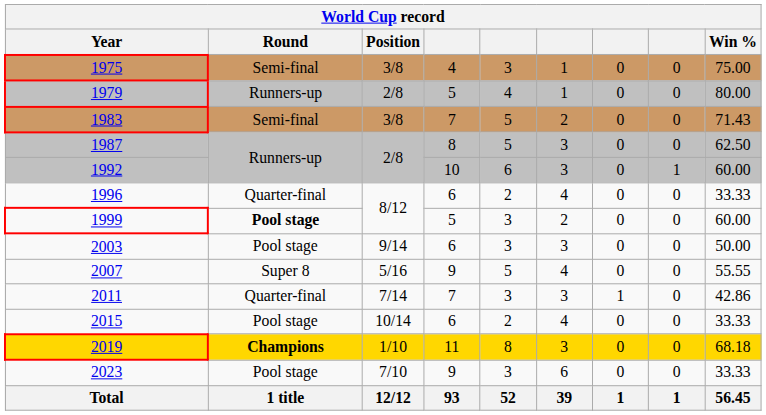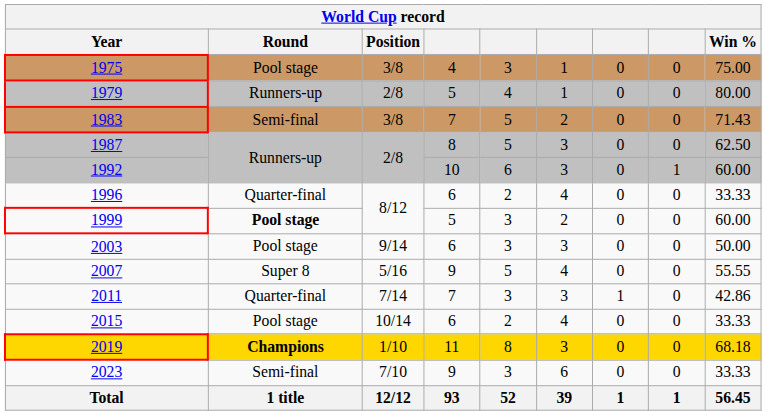(286, 67) Semi-final -> (286, 67) Pool stage
(285, 372) Pool stage -> (285, 372) Semi-final
